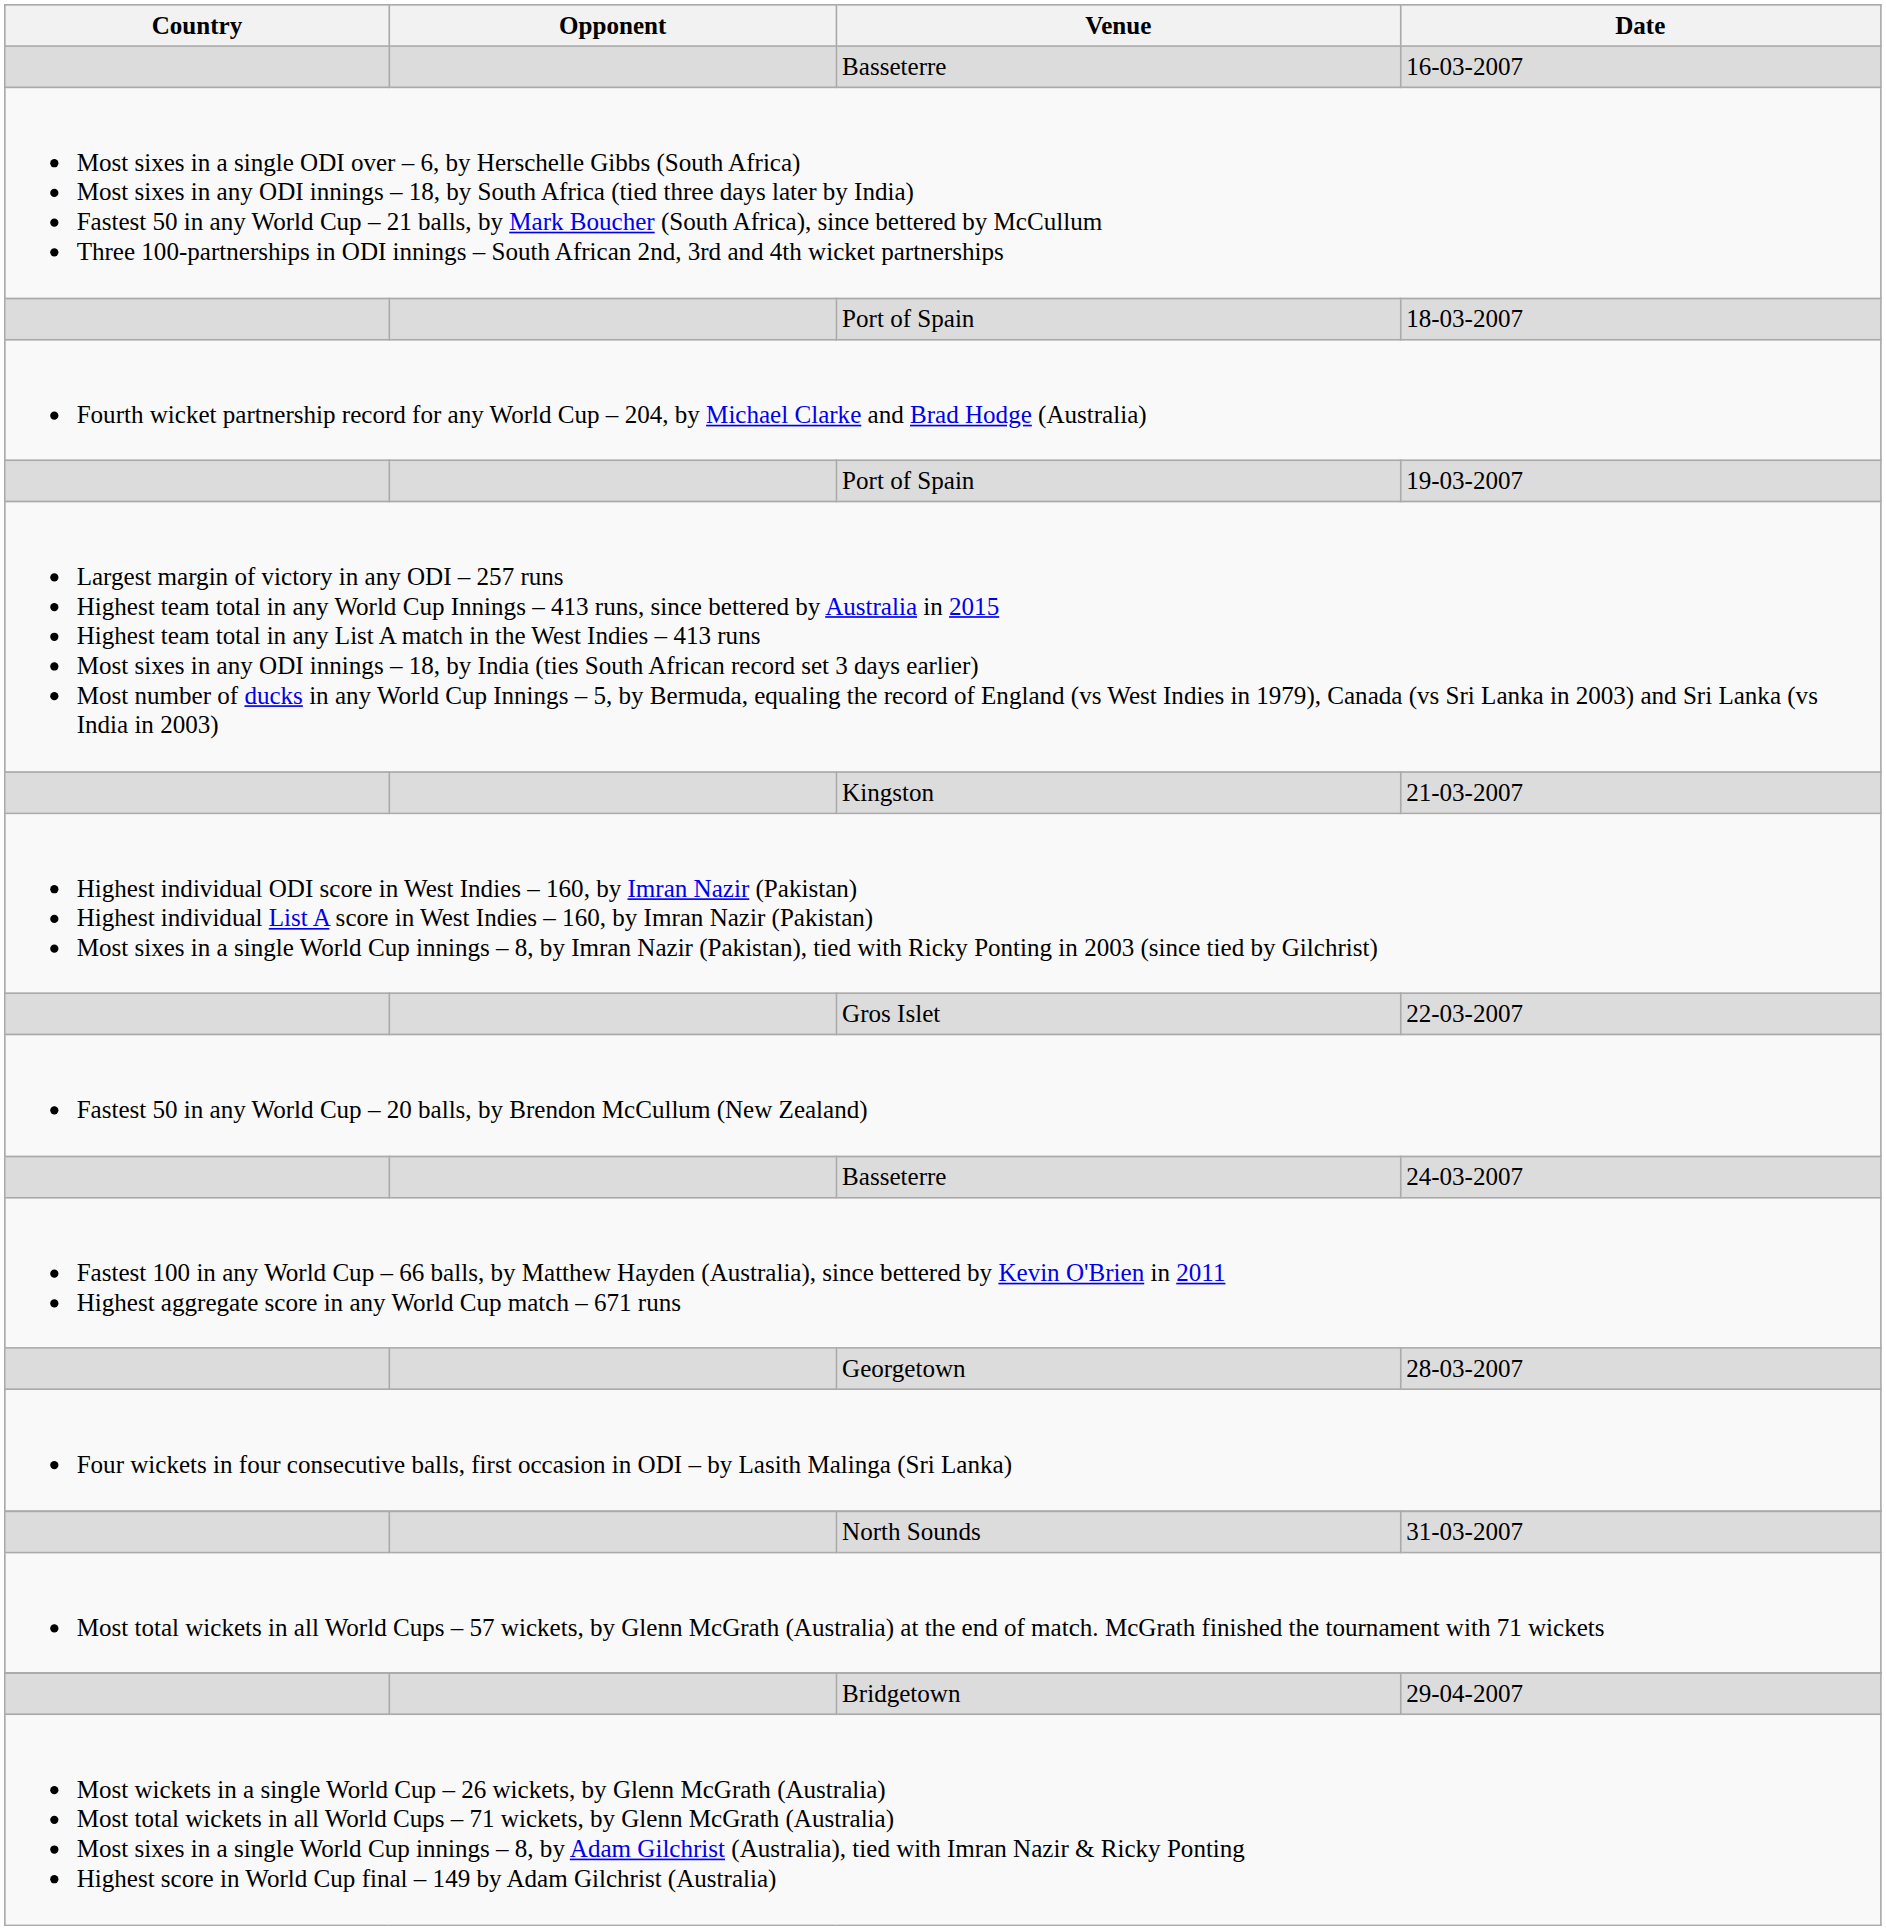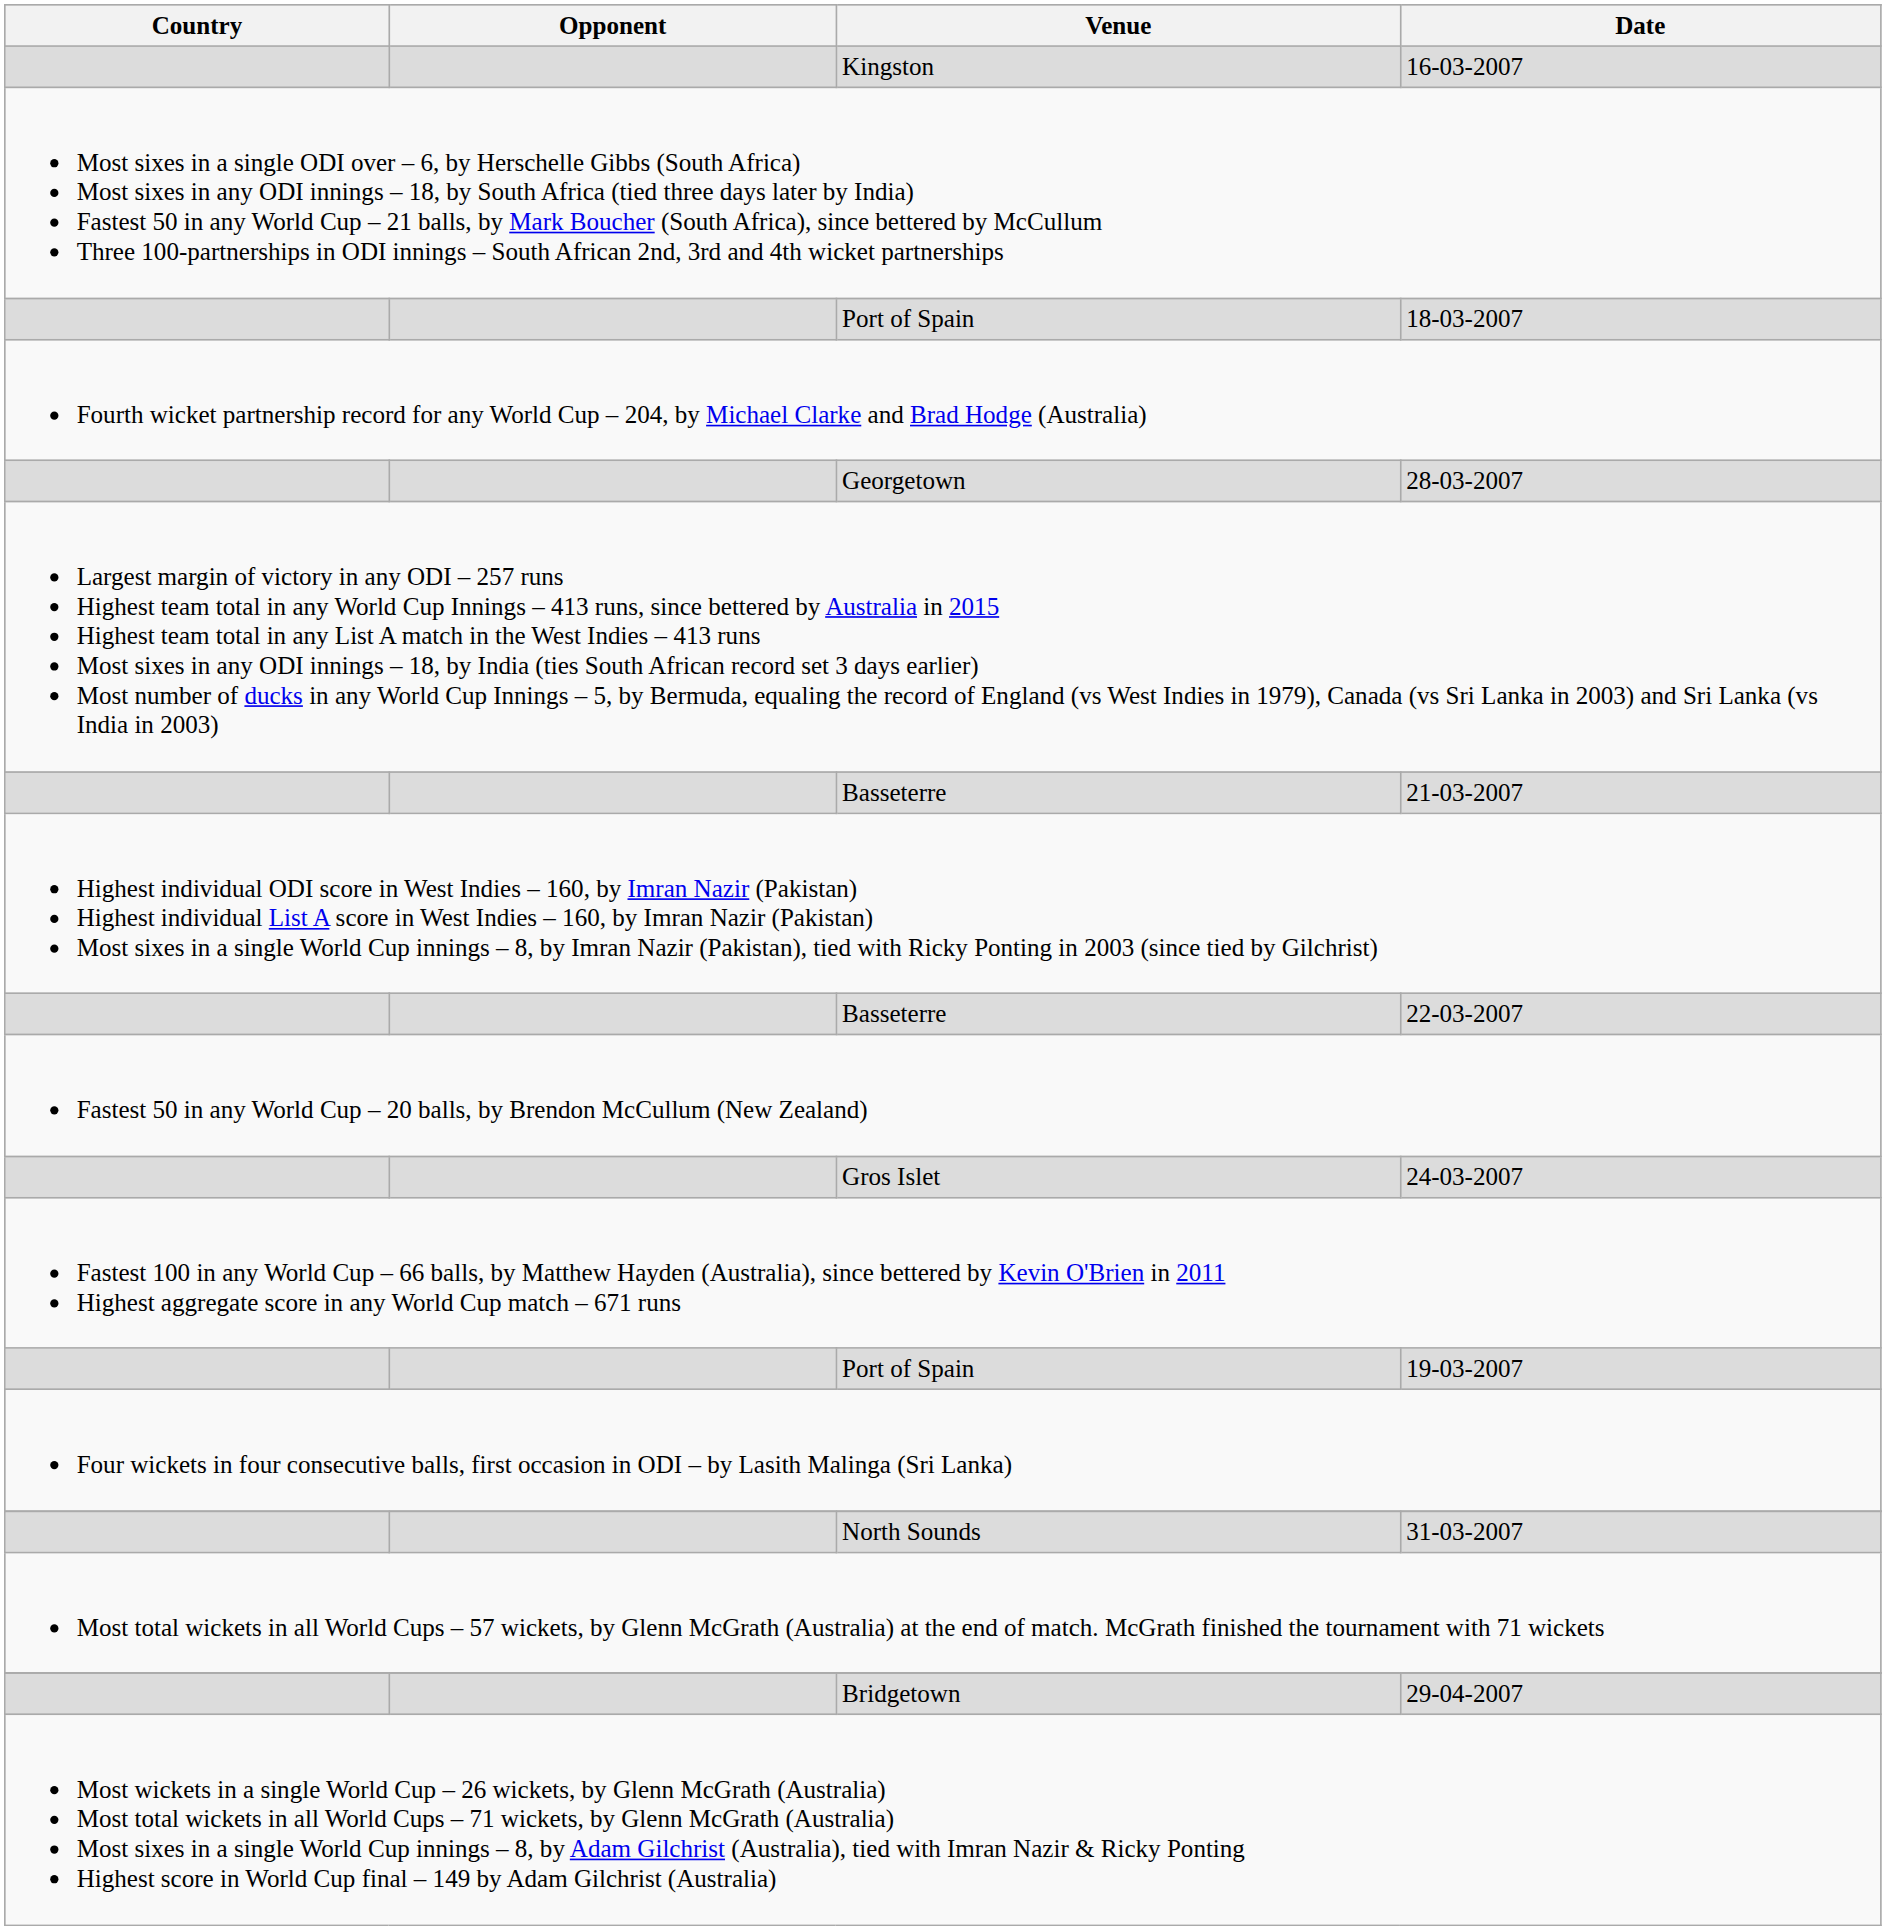(894, 66) Basseterre -> (888, 66) Kingston
rows swapped: (1465, 480) <-> (1465, 1368)
(888, 791) Kingston -> (894, 791) Basseterre
(891, 1013) Gros Islet -> (894, 1013) Basseterre
(894, 1176) Basseterre -> (891, 1176) Gros Islet
